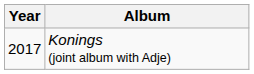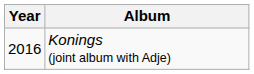(25, 48) 2017 -> (25, 48) 2016
